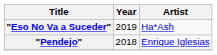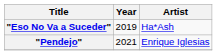(126, 42) 2018 -> (126, 42) 2021
